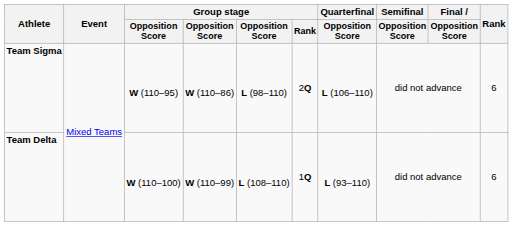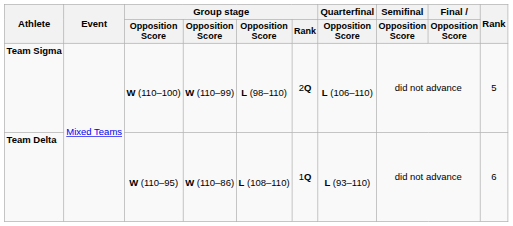(154, 94) W (110–95) -> (154, 94) W (110–100)
(210, 94) W (110–86) -> (210, 94) W (110–99)
(494, 88) 6 -> (494, 88) 5
(154, 182) W (110–100) -> (154, 182) W (110–95)
(210, 182) W (110–99) -> (210, 182) W (110–86)
